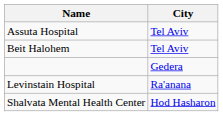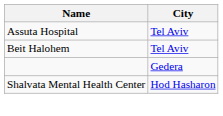- row: (51, 84)
